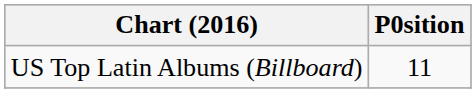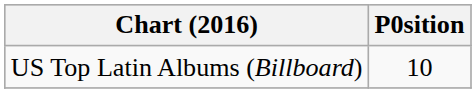(419, 66) 11 -> (419, 66) 10
